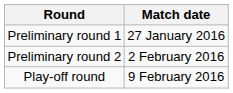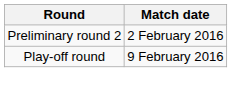- row: (64, 35)
